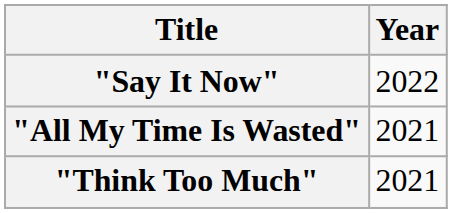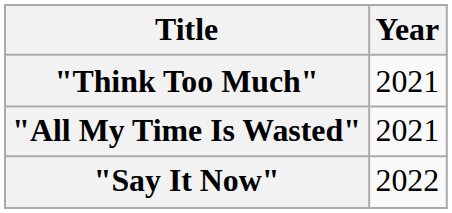rows swapped: (187, 80) <-> (187, 181)
